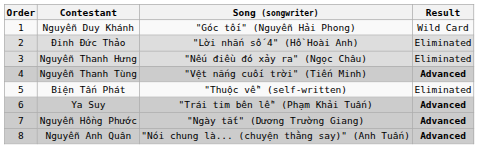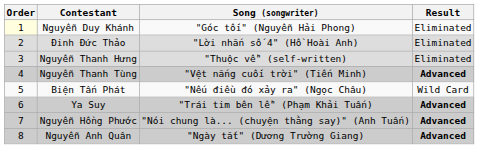(21, 28) no background -> (21, 28) lightyellow background
(443, 28) Wild Card -> (443, 28) Eliminated
(276, 58) "Nếu điều đó xảy ra" (Ngọc Châu) -> (276, 58) "Thuộc về" (self-written)
(276, 89) "Thuộc về" (self-written) -> (276, 89) "Nếu điều đó xảy ra" (Ngọc Châu)
(443, 89) Eliminated -> (443, 89) Wild Card
(276, 120) "Ngày tắt" (Dương Trường Giang) -> (276, 120) "Nói chung là... (chuyện thằng say)" (Anh Tuấn)
(276, 136) "Nói chung là... (chuyện thằng say)" (Anh Tuấn) -> (276, 136) "Ngày tắt" (Dương Trường Giang)
